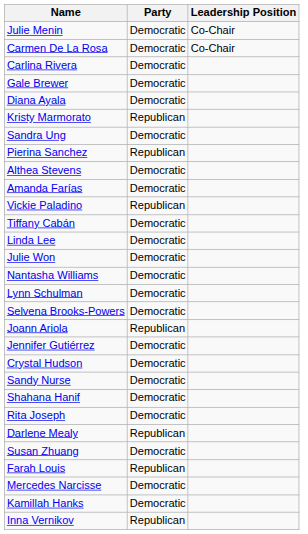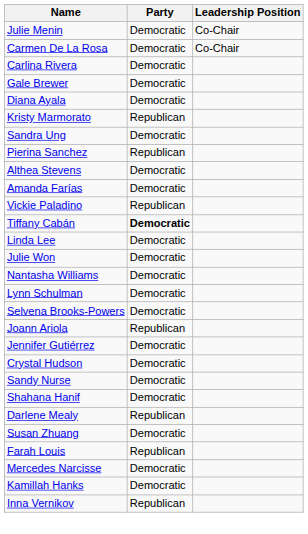(158, 223) normal -> (160, 223) bold
- row: (36, 415)
